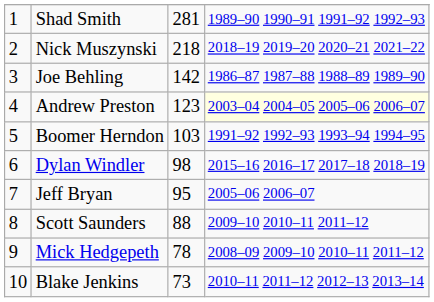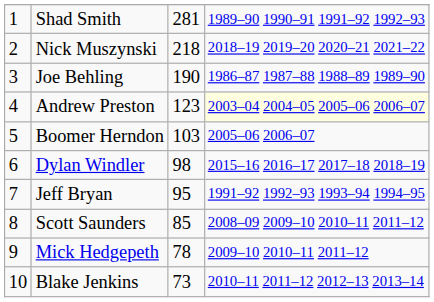(186, 77) 142 -> (186, 77) 190
(316, 135) 1991–92 1992–93 1993–94 1994–95 -> (261, 135) 2005–06 2006–07
(261, 194) 2005–06 2006–07 -> (316, 194) 1991–92 1992–93 1993–94 1994–95
(182, 223) 88 -> (182, 223) 85
(288, 223) 2009–10 2010–11 2011–12 -> (316, 223) 2008–09 2009–10 2010–11 2011–12
(316, 252) 2008–09 2009–10 2010–11 2011–12 -> (288, 252) 2009–10 2010–11 2011–12
